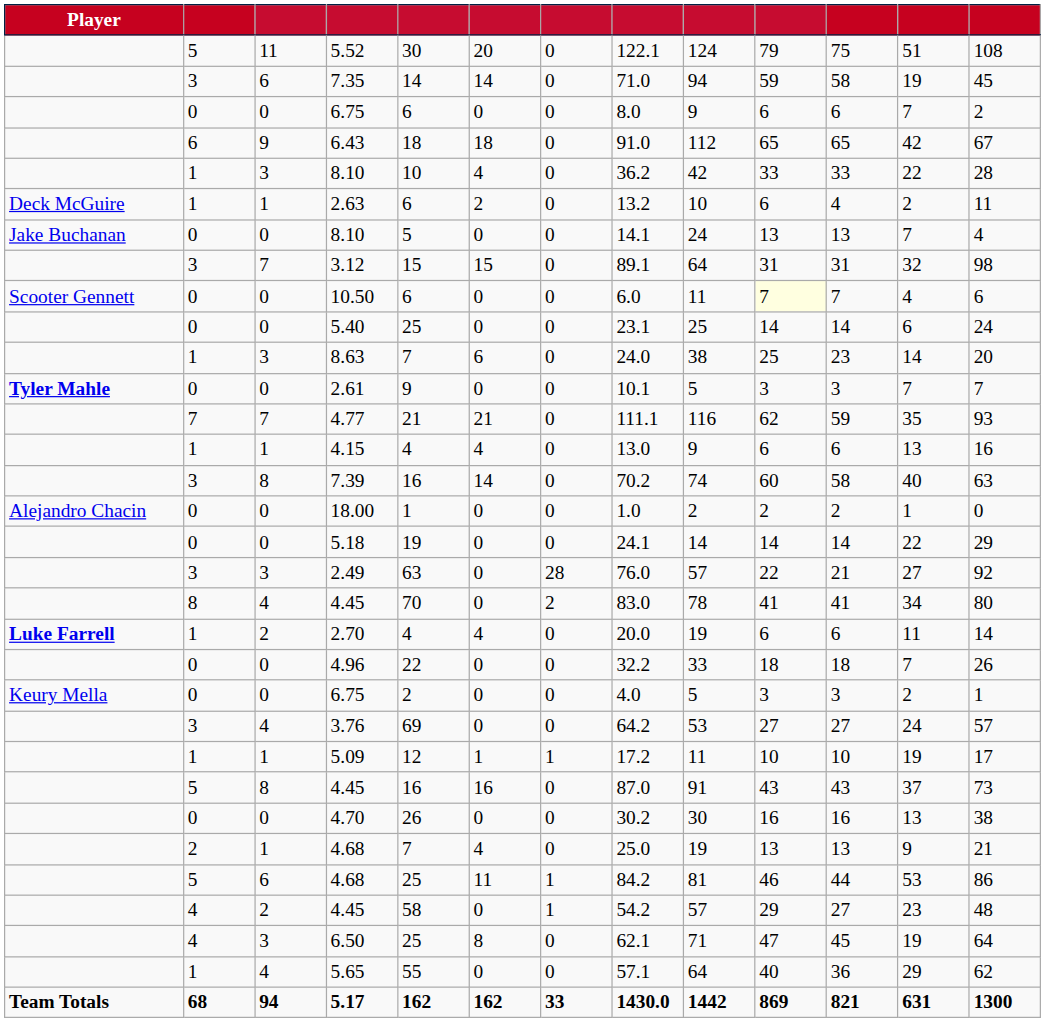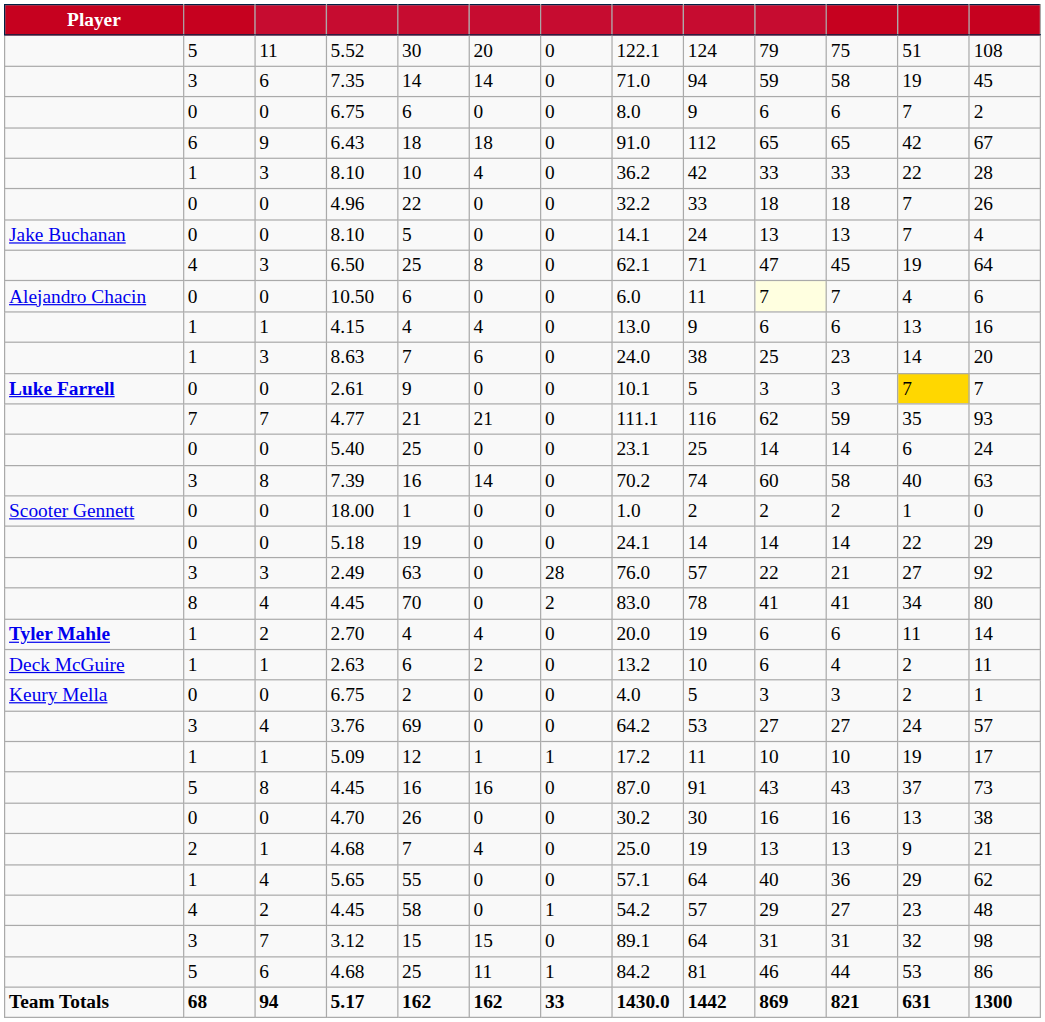rows swapped: (264, 664) <-> (264, 204)
rows swapped: (264, 265) <-> (264, 940)
(72, 296) Scooter Gennett -> (78, 296) Alejandro Chacin
rows swapped: (264, 326) <-> (264, 449)
(60, 388) Tyler Mahle -> (62, 388) Luke Farrell
(907, 388) no background -> (907, 388) gold background
(78, 511) Alejandro Chacin -> (72, 511) Scooter Gennett
(62, 633) Luke Farrell -> (60, 633) Tyler Mahle
rows swapped: (264, 879) <-> (264, 971)
